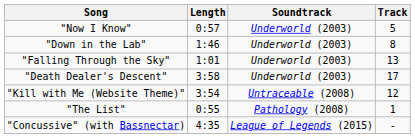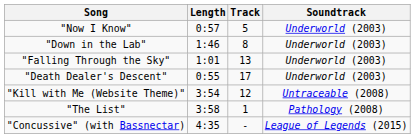columns swapped: (302, 12) <-> (393, 12)
(208, 77) 3:58 -> (208, 77) 0:55
(208, 109) 0:55 -> (208, 109) 3:58
